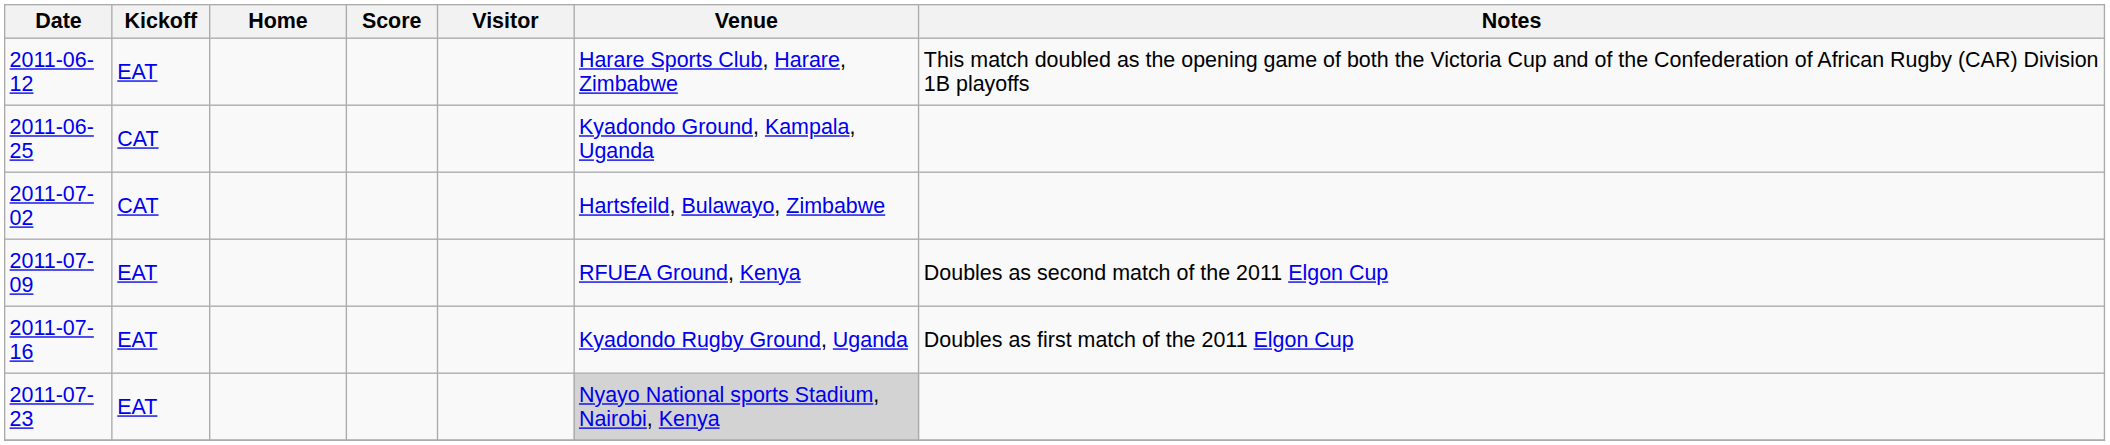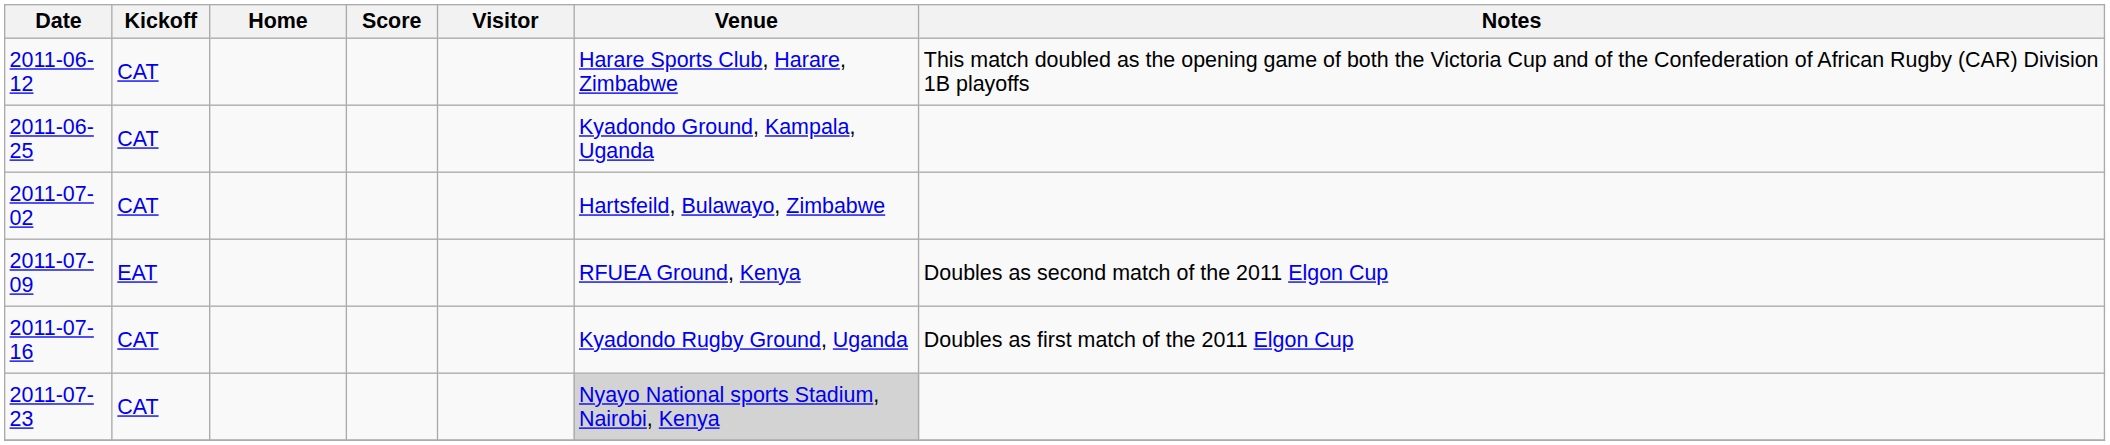(137, 72) EAT -> (138, 72) CAT
(137, 340) EAT -> (138, 340) CAT
(137, 407) EAT -> (138, 407) CAT
